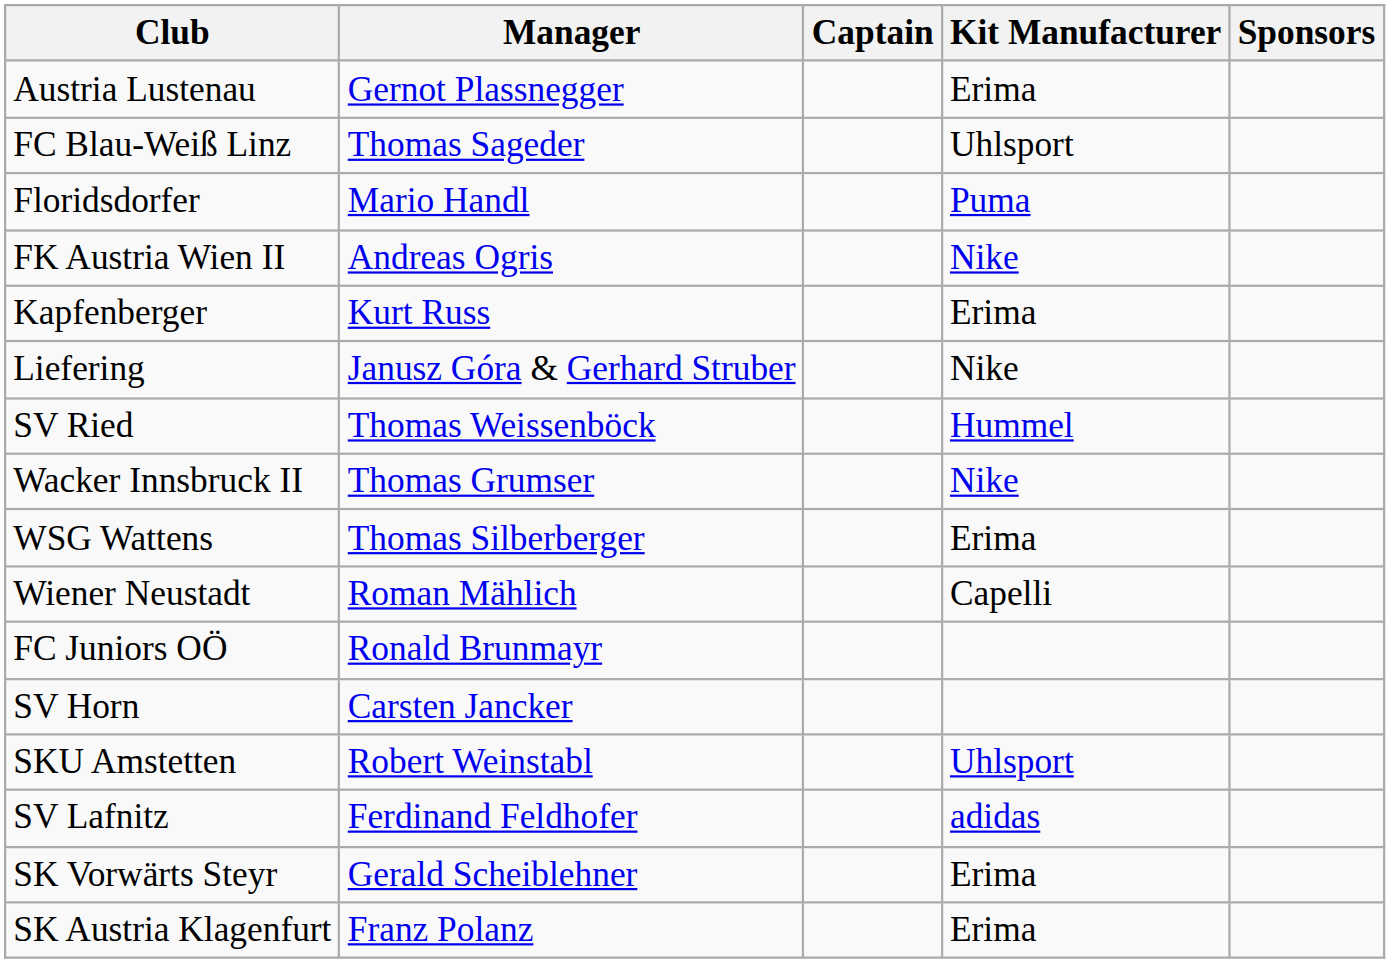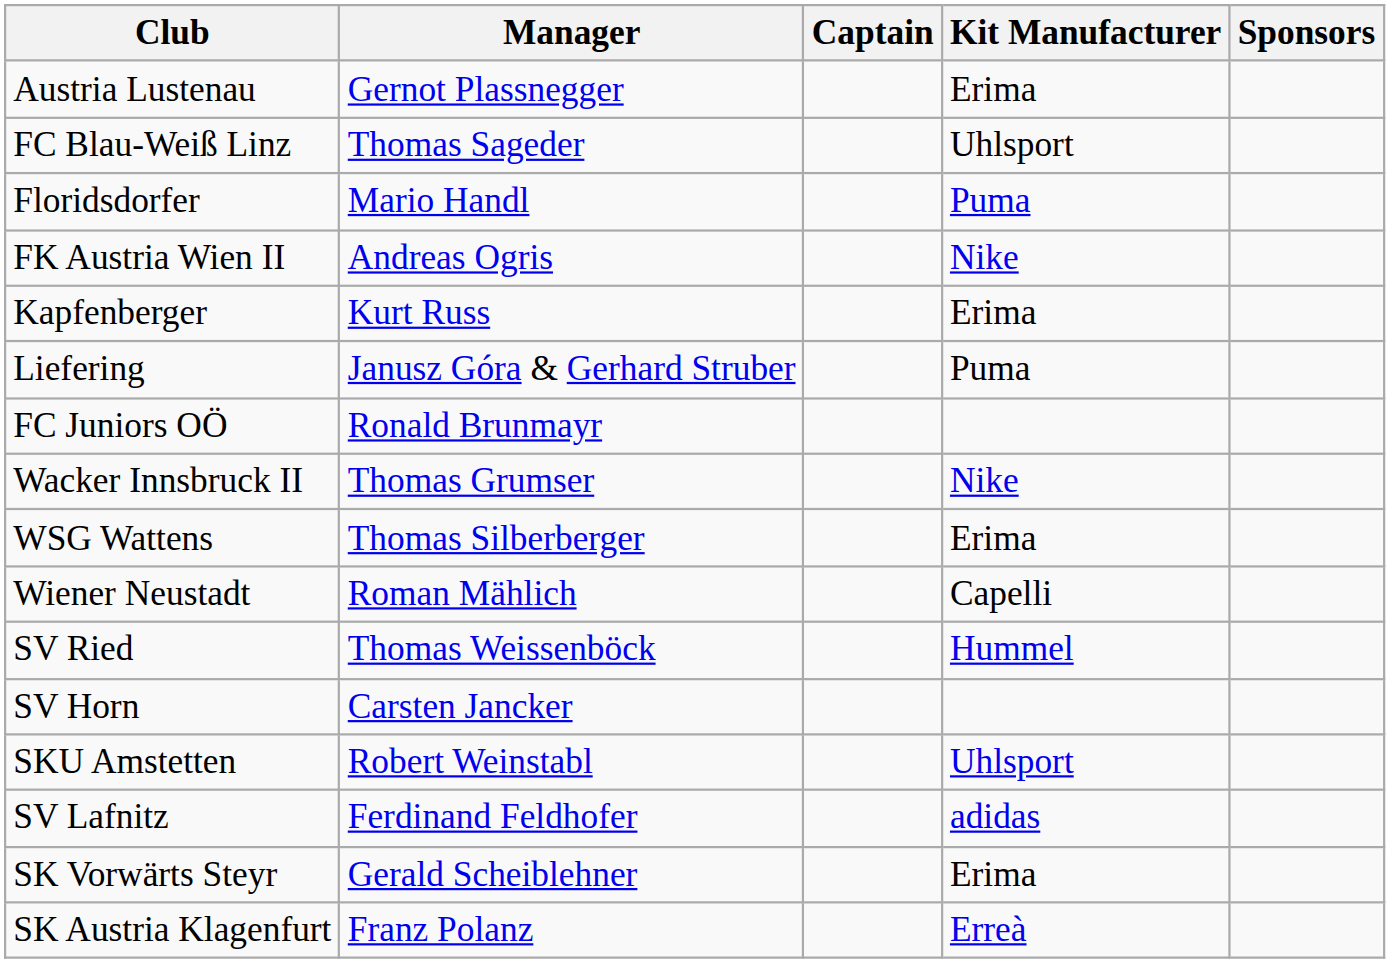(984, 369) Nike -> (990, 369) Puma
rows swapped: (73, 425) <-> (120, 649)
(993, 929) Erima -> (988, 929) Erreà
